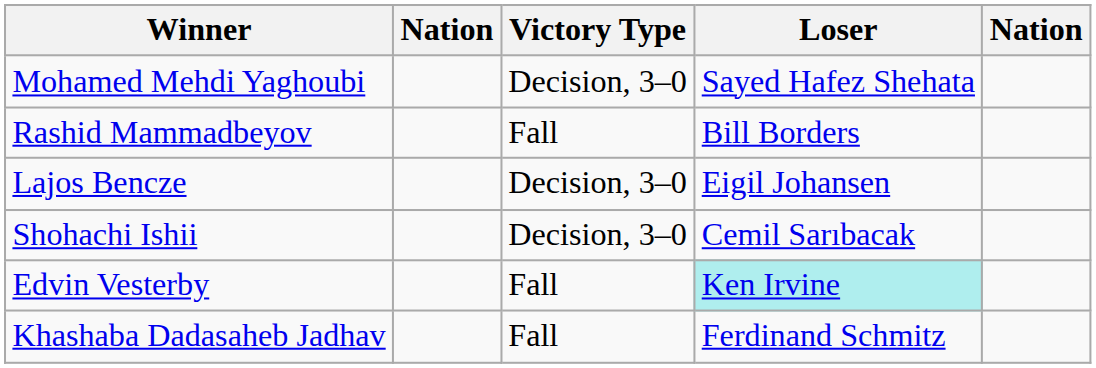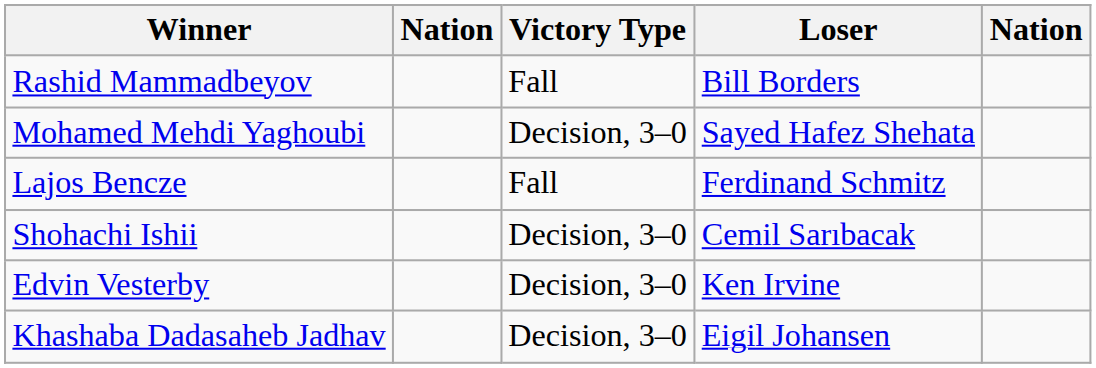rows swapped: (162, 132) <-> (189, 81)
(598, 183) Decision, 3–0 -> (533, 183) Fall
(796, 183) Eigil Johansen -> (824, 183) Ferdinand Schmitz
(533, 285) Fall -> (598, 285) Decision, 3–0
(771, 285) paleturquoise background -> (771, 285) no background
(533, 336) Fall -> (598, 336) Decision, 3–0
(824, 336) Ferdinand Schmitz -> (796, 336) Eigil Johansen
